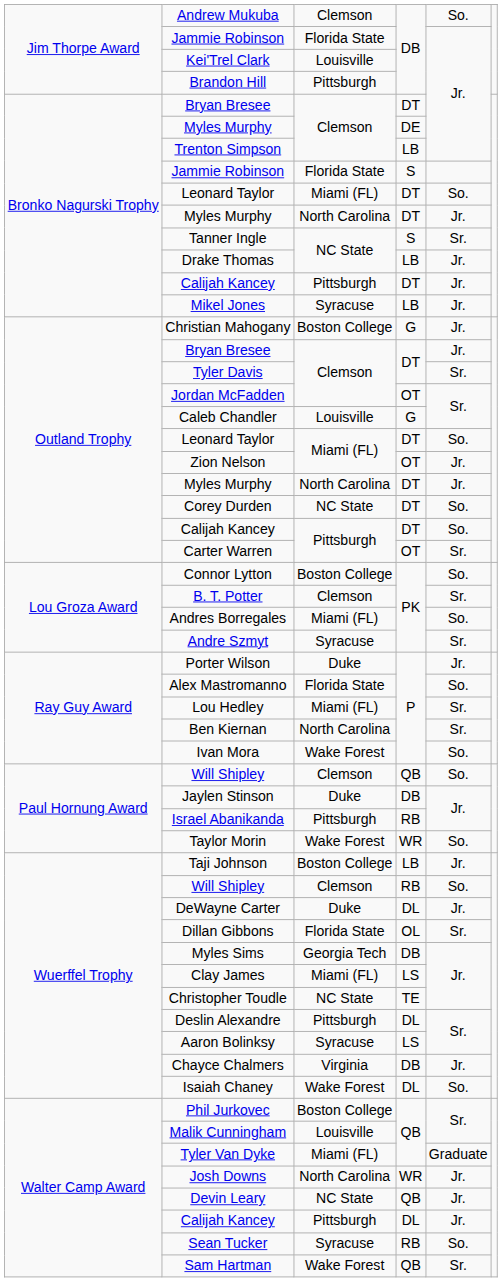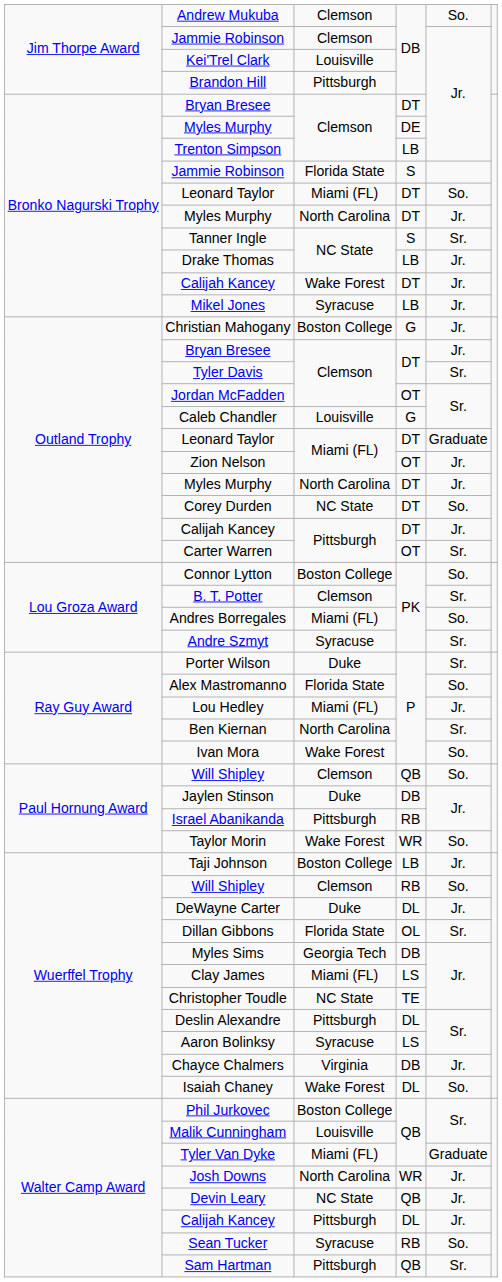(345, 37) Florida State -> (345, 37) Clemson
(345, 283) Pittsburgh -> (345, 283) Wake Forest
(458, 439) So. -> (458, 439) Graduate
(458, 529) So. -> (458, 529) Jr.
(458, 663) Jr. -> (458, 663) Sr.
(458, 707) Sr. -> (458, 707) Jr.
(345, 1266) Wake Forest -> (345, 1266) Pittsburgh
